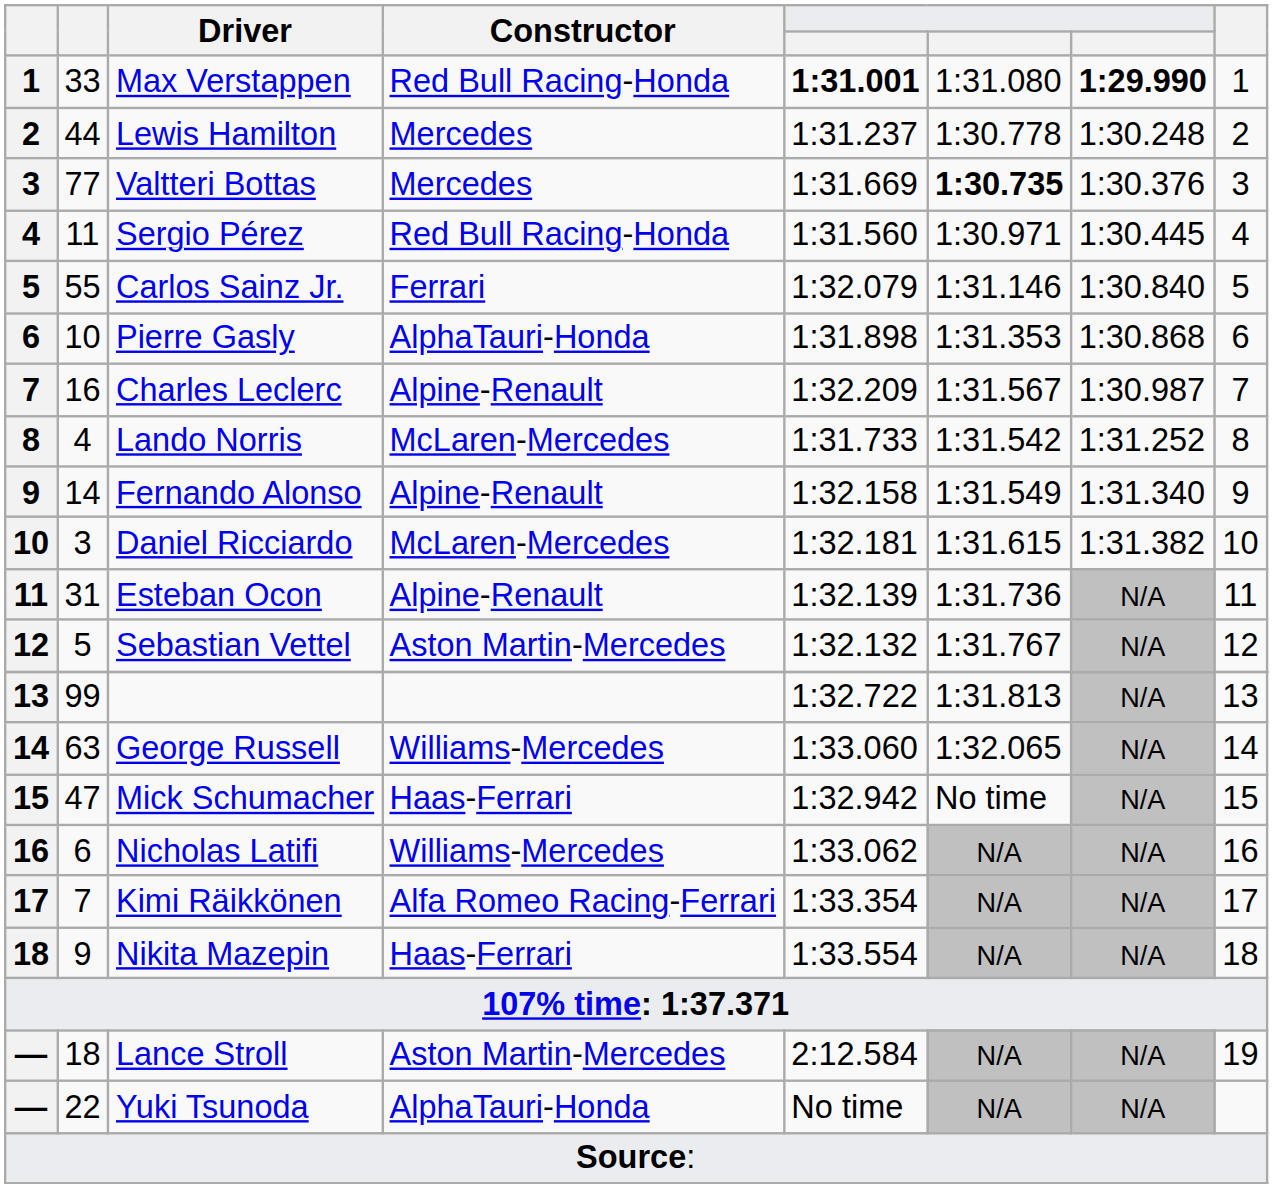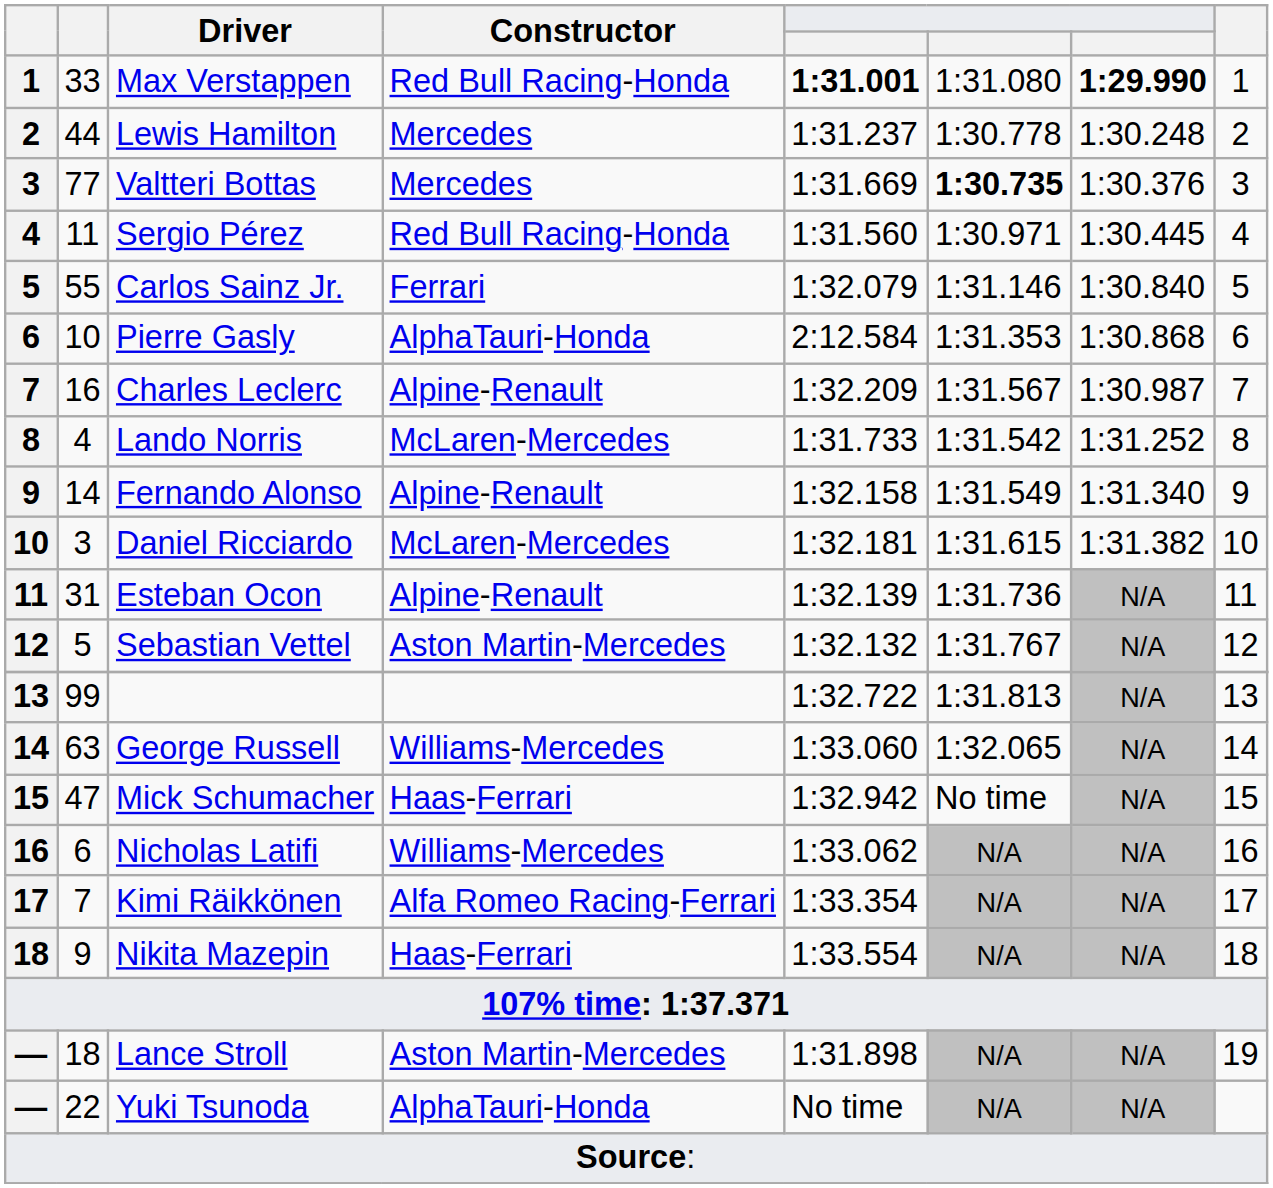(855, 338) 1:31.898 -> (855, 338) 2:12.584
(855, 1055) 2:12.584 -> (855, 1055) 1:31.898
